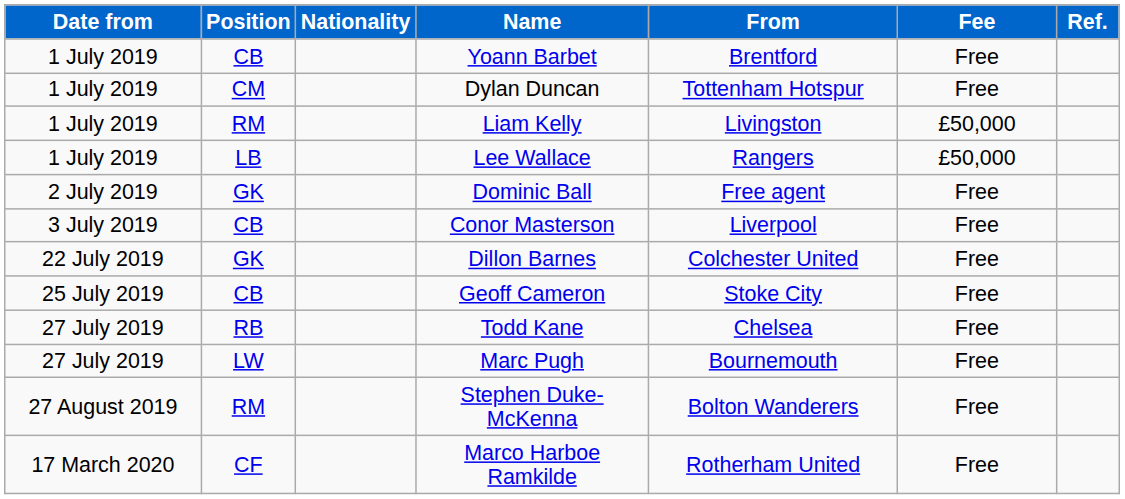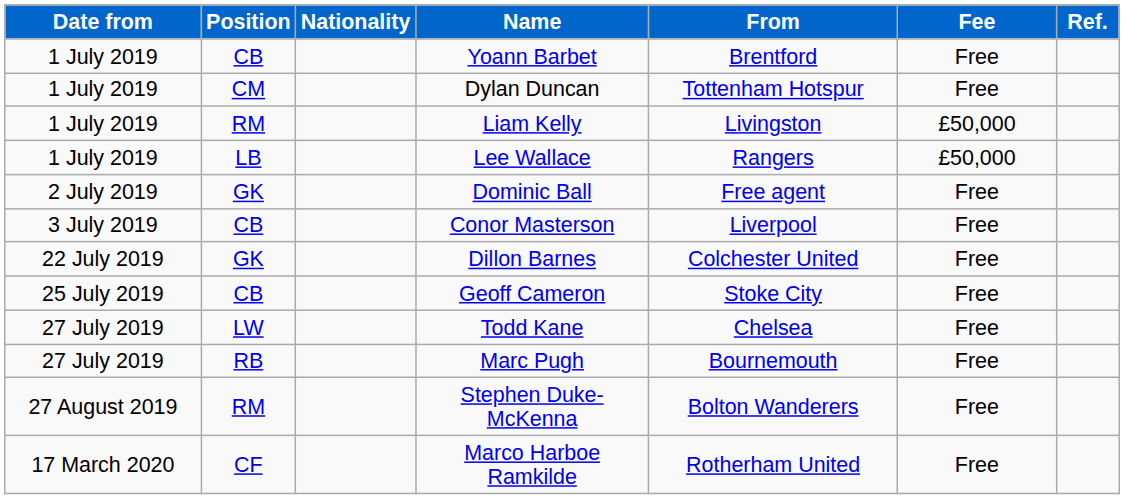(248, 327) RB -> (248, 327) LW
(248, 361) LW -> (248, 361) RB
